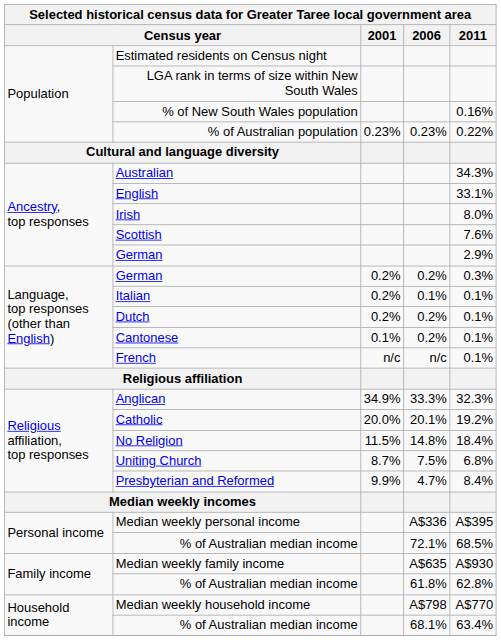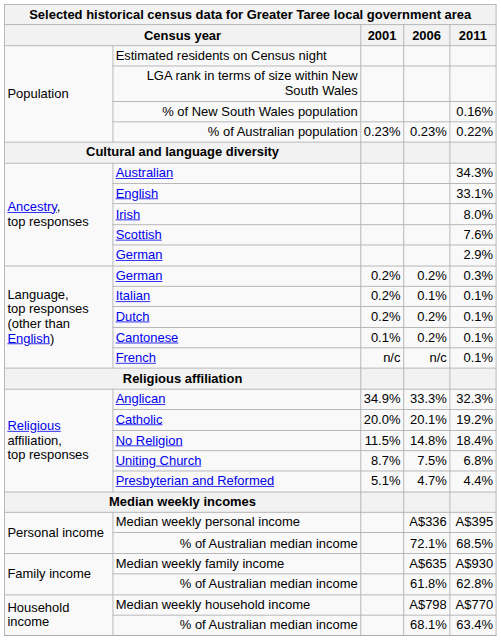(386, 481) 9.9% -> (386, 481) 5.1%
(477, 481) 8.4% -> (477, 481) 4.4%
